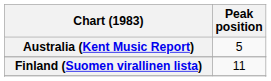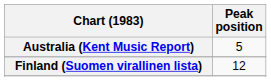(239, 66) 11 -> (239, 66) 12
